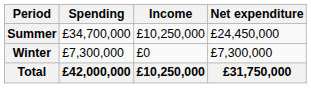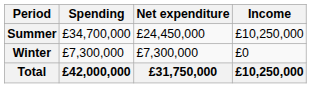columns swapped: (171, 14) <-> (257, 14)
